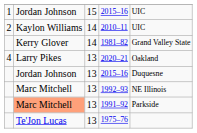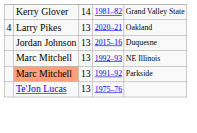- row: (9, 12)
- row: (9, 27)
